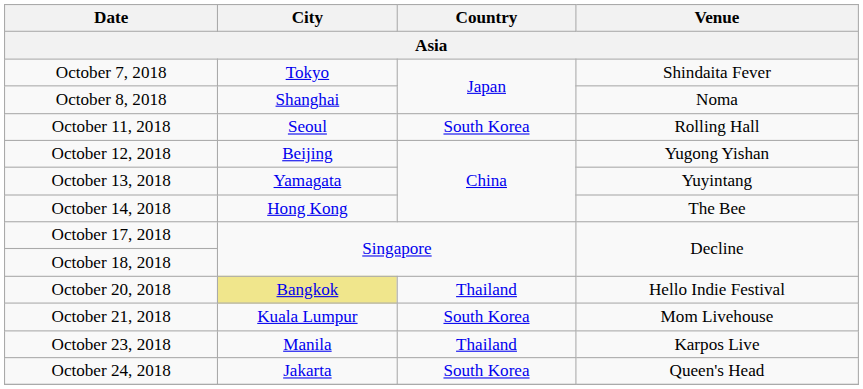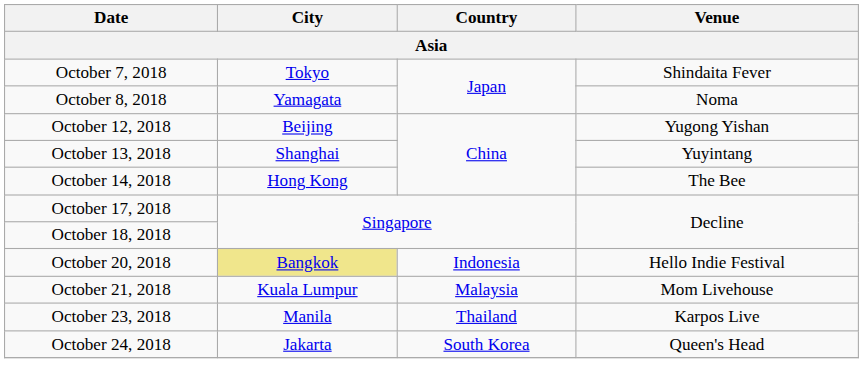(307, 99) Shanghai -> (307, 99) Yamagata
- row: (111, 126)
(307, 180) Yamagata -> (307, 153) Shanghai
(487, 289) Thailand -> (486, 262) Indonesia
(487, 316) South Korea -> (487, 289) Malaysia
